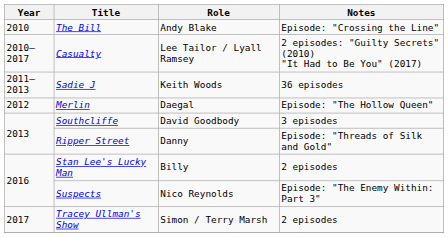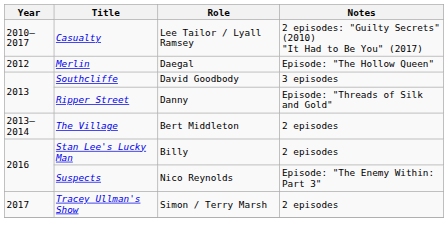- row: (79, 27)
- row: (76, 85)
+ row: (87, 126)
